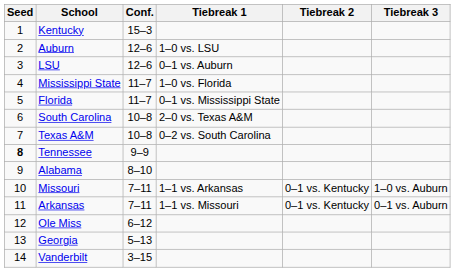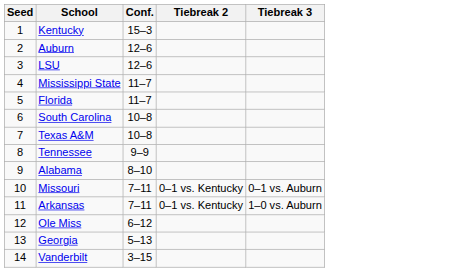- column: (219, 13)
(20, 153) bold -> (20, 153) normal
(411, 188) 1–0 vs. Auburn -> (285, 188) 0–1 vs. Auburn
(411, 205) 0–1 vs. Auburn -> (285, 205) 1–0 vs. Auburn
